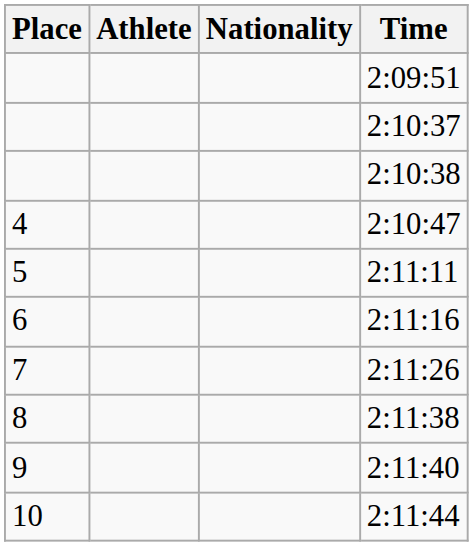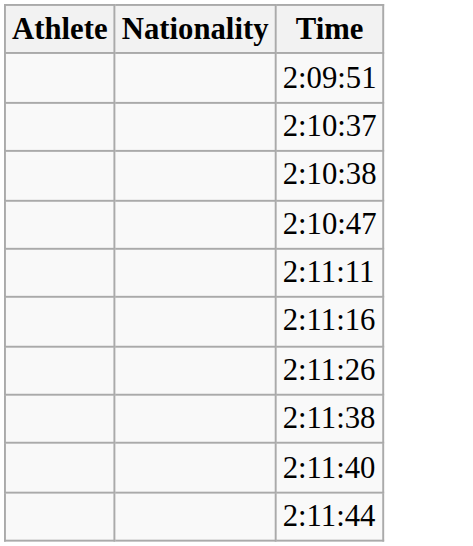- column: (47, 28)
